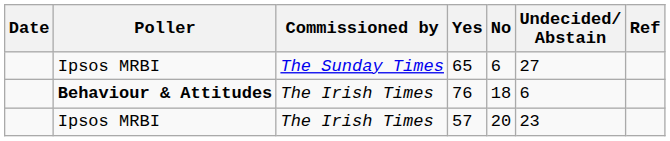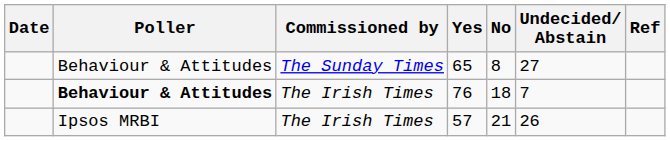(109, 66) Ipsos MRBI -> (165, 66) Behaviour & Attitudes
(496, 66) 6 -> (496, 66) 8
(524, 94) 6 -> (524, 94) 7
(501, 121) 20 -> (501, 121) 21
(530, 121) 23 -> (530, 121) 26
